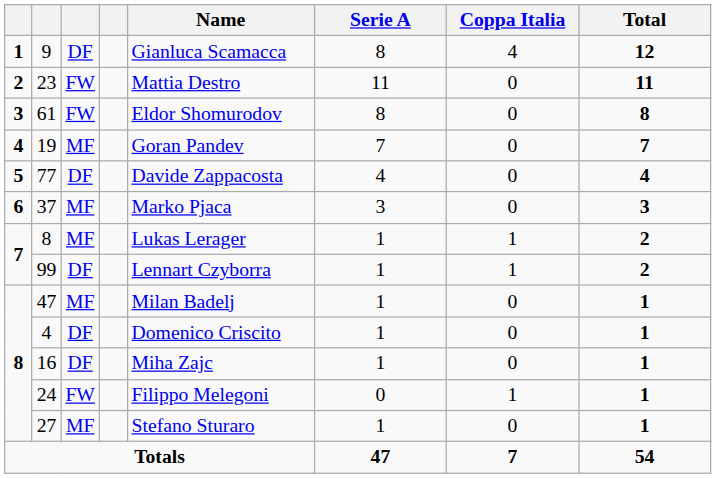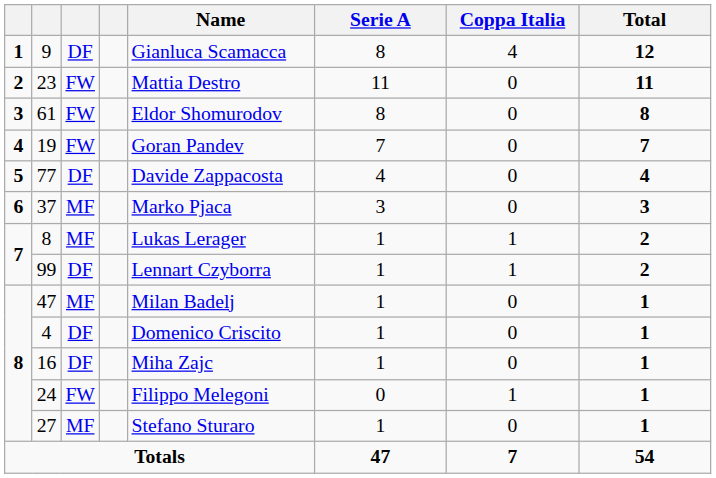(80, 144) MF -> (80, 144) FW
